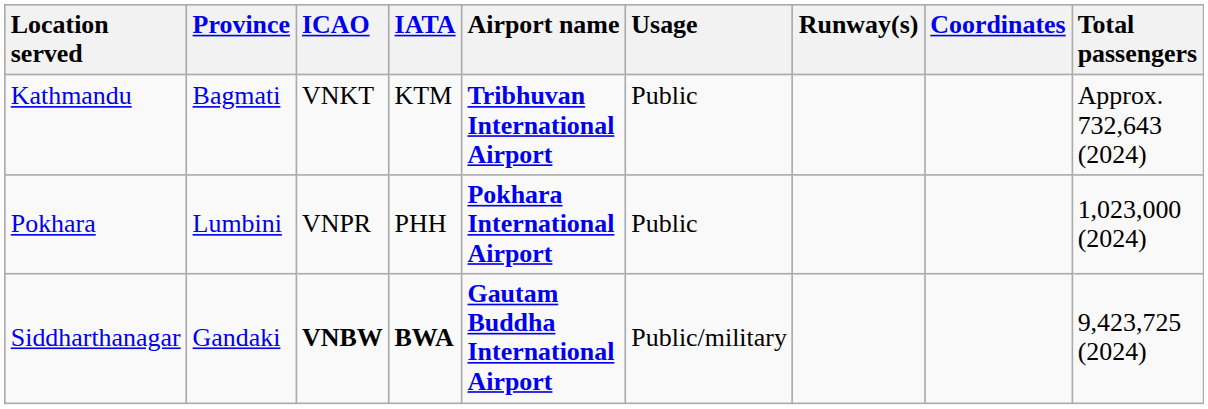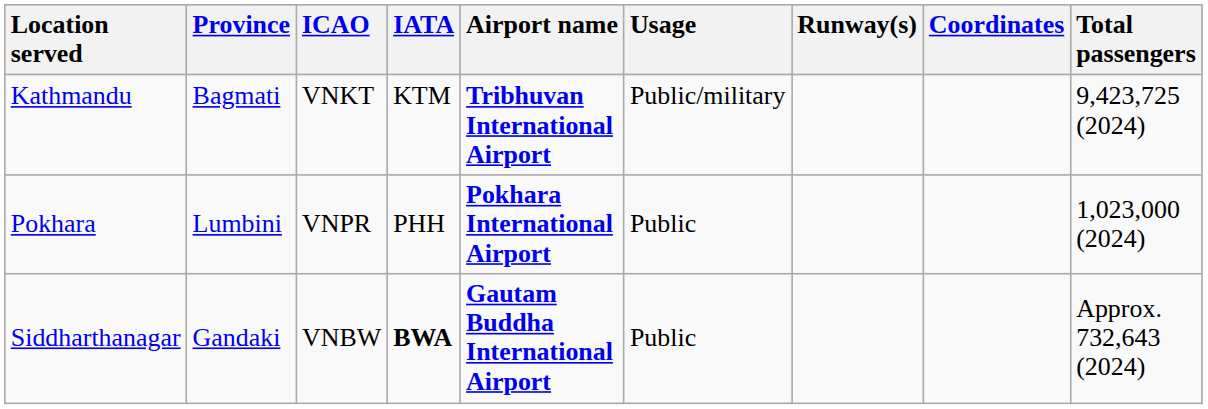(664, 95) Public -> (708, 95) Public/military
(1120, 124) Approx. 732,643 (2024) -> (1128, 109) 9,423,725 (2024)
(342, 337) bold -> (342, 337) normal
(709, 337) Public/military -> (663, 337) Public
(1129, 337) 9,423,725 (2024) -> (1119, 337) Approx. 732,643 (2024)
